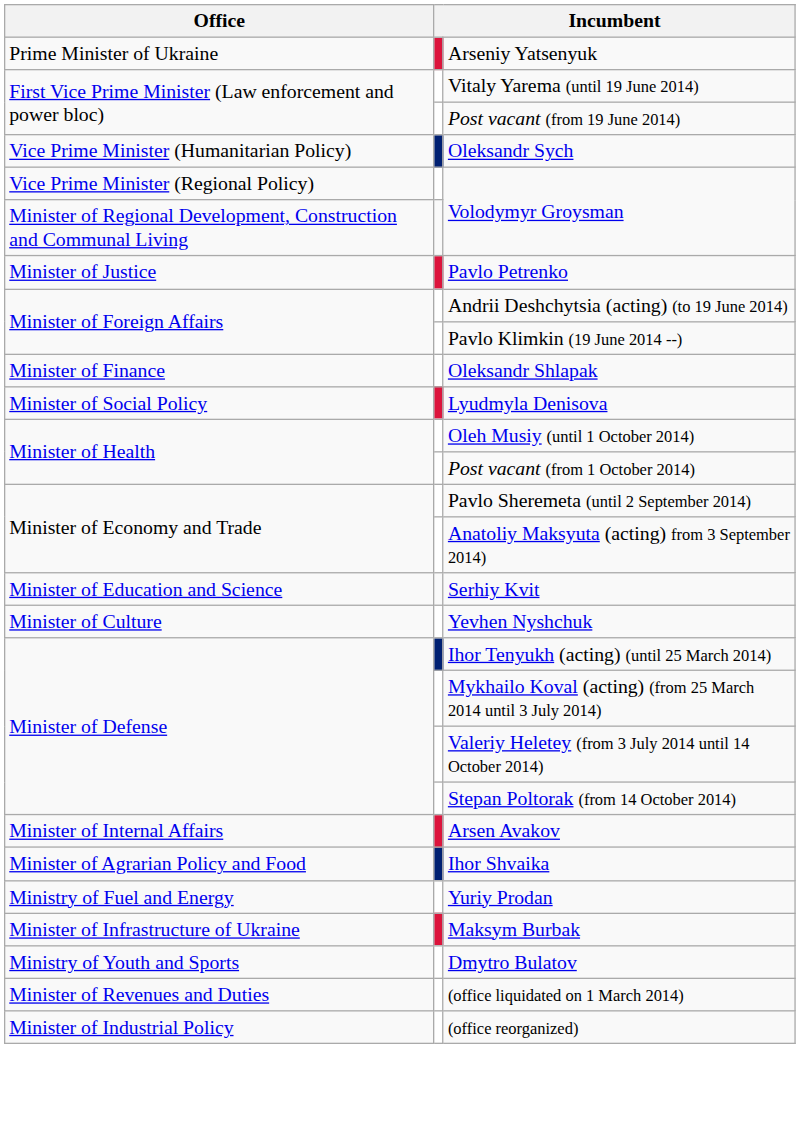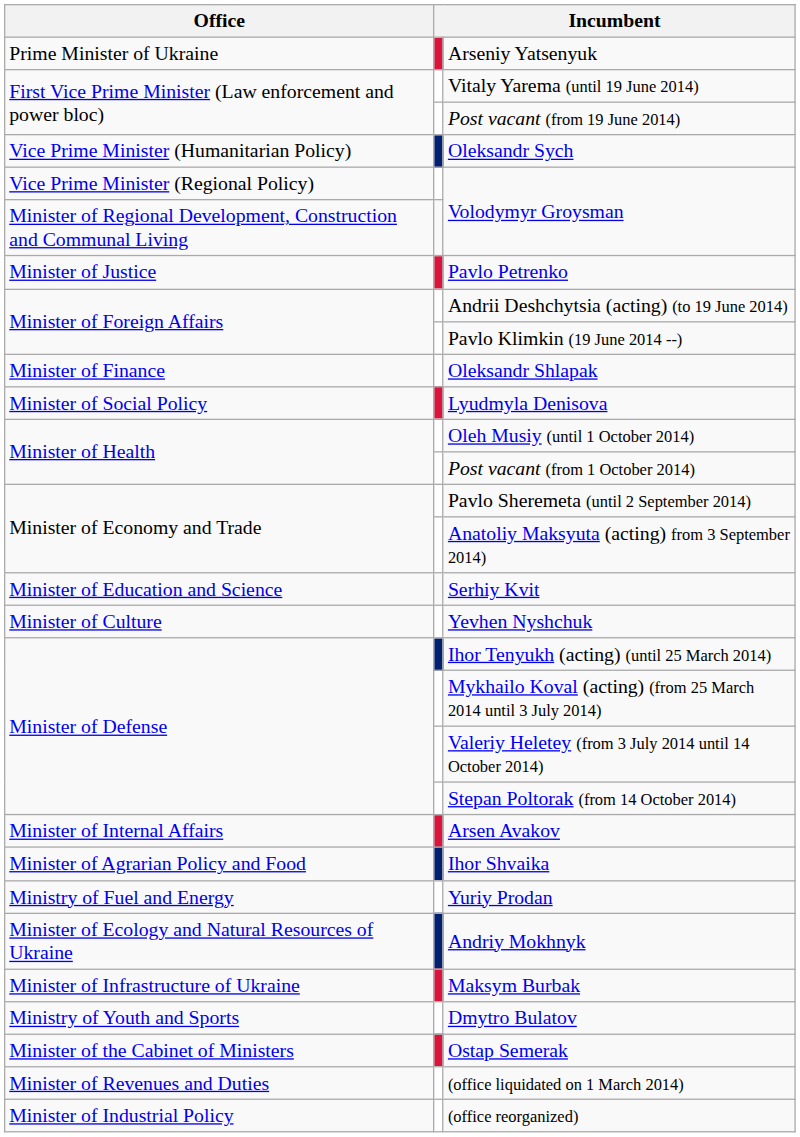+ row: (191, 940)
+ row: (152, 1050)
